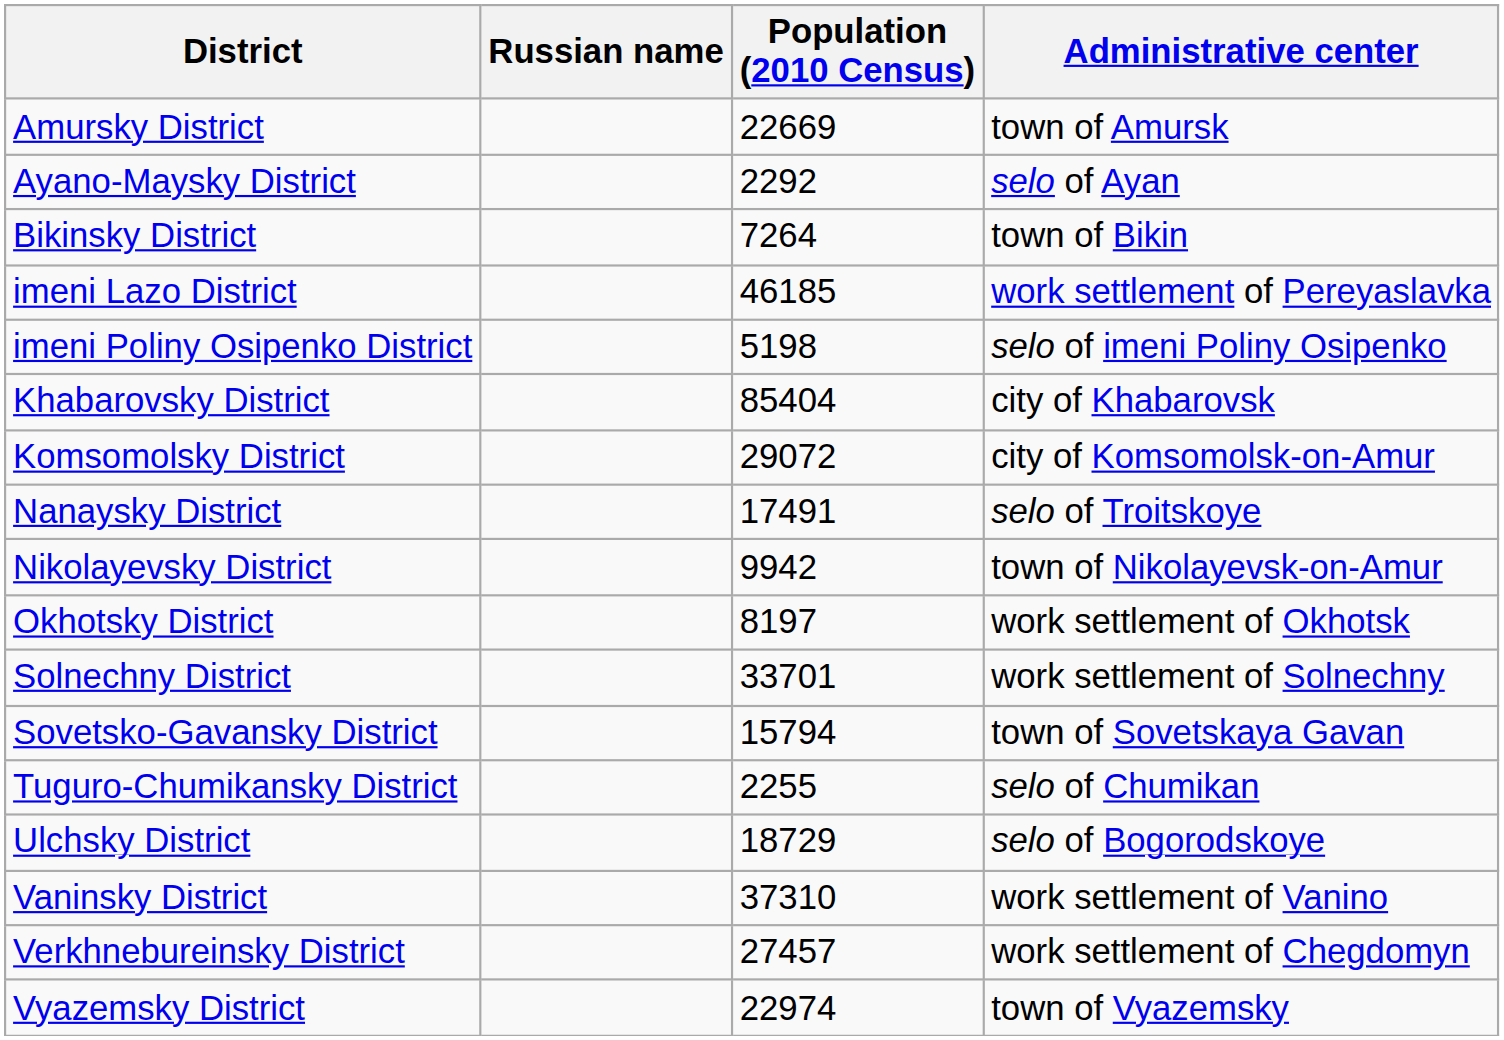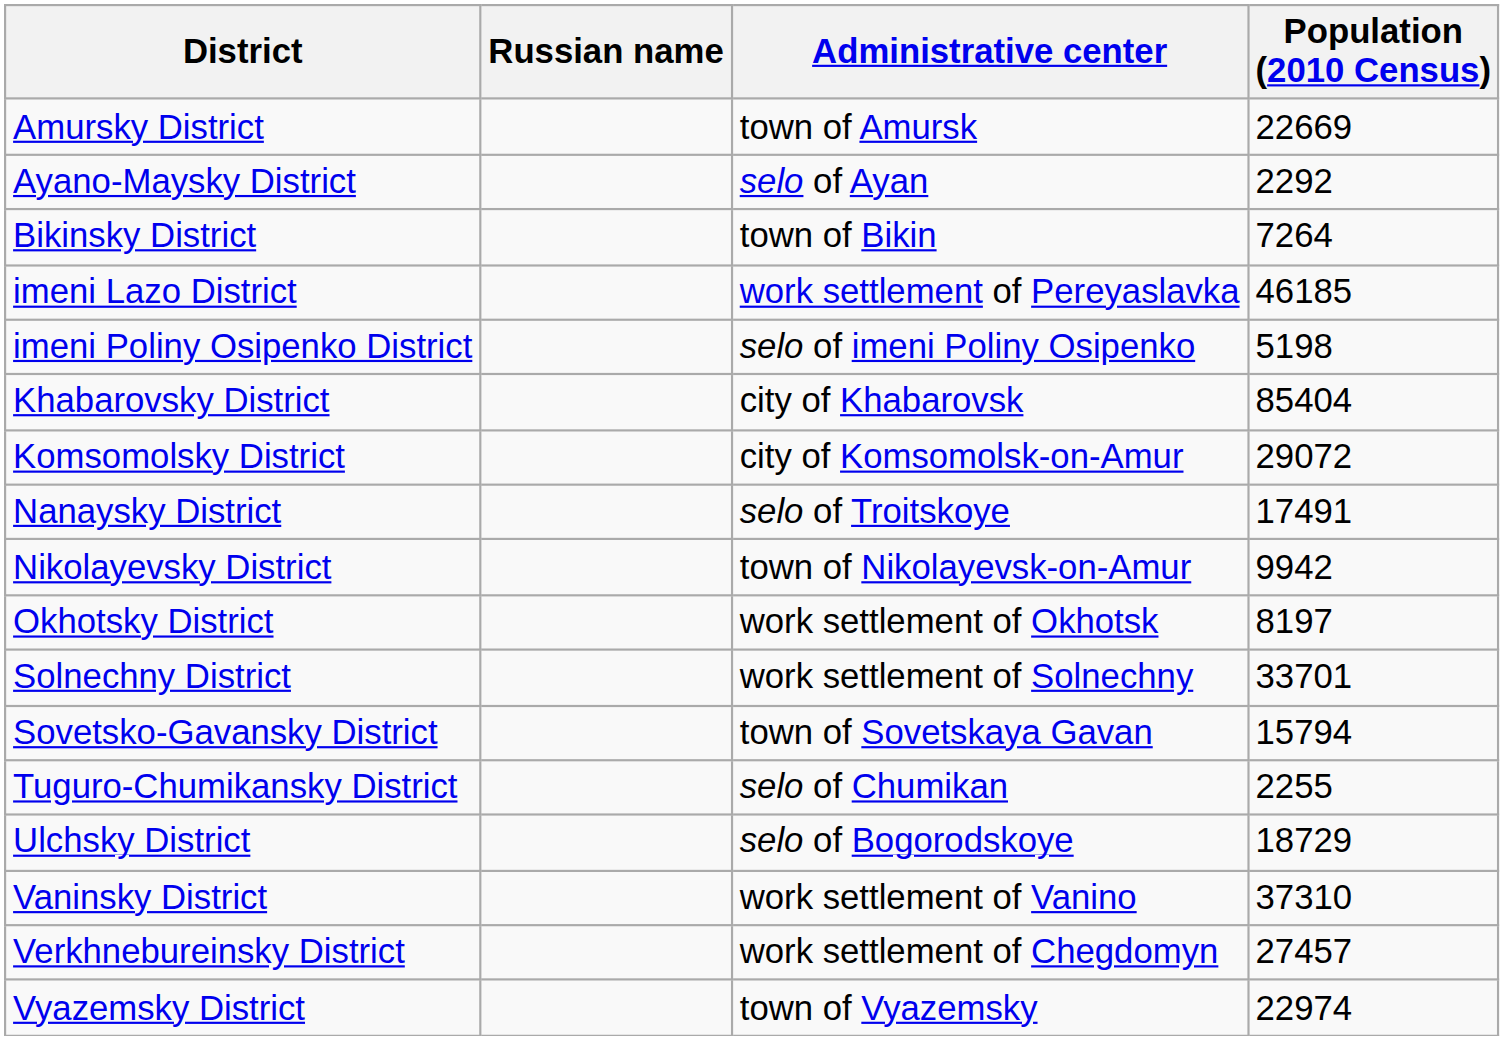columns swapped: (1241, 51) <-> (857, 51)
